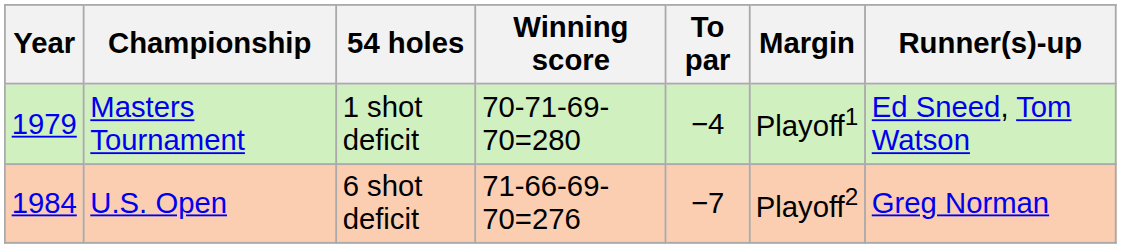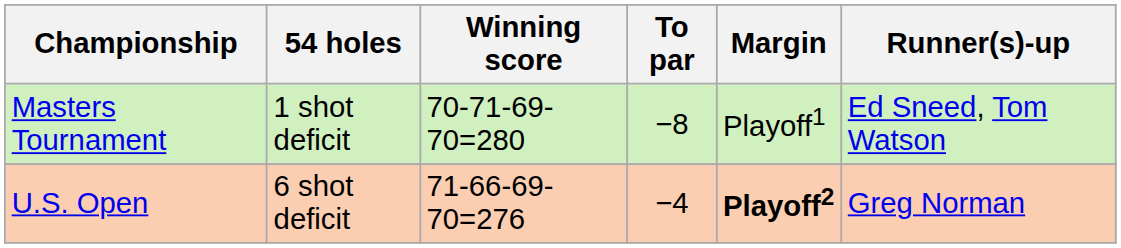- column: (44, 44)
(708, 123) −4 -> (672, 123) −8
(708, 202) −7 -> (672, 202) −4
(807, 202) normal -> (779, 202) bold
